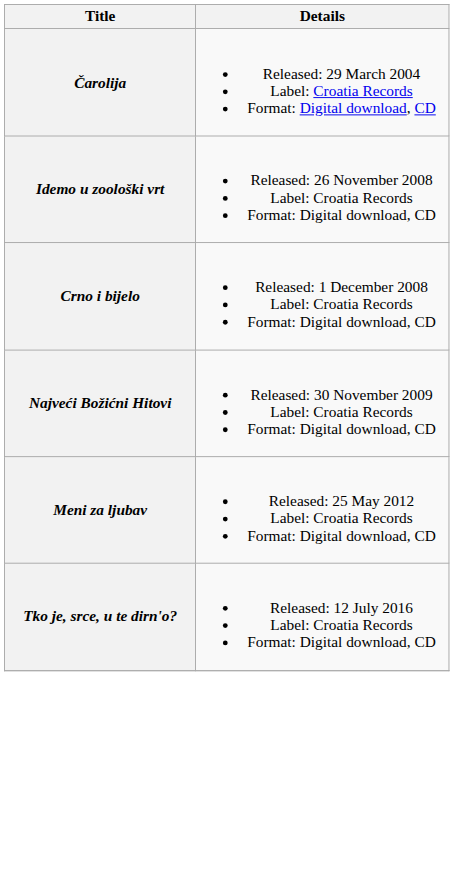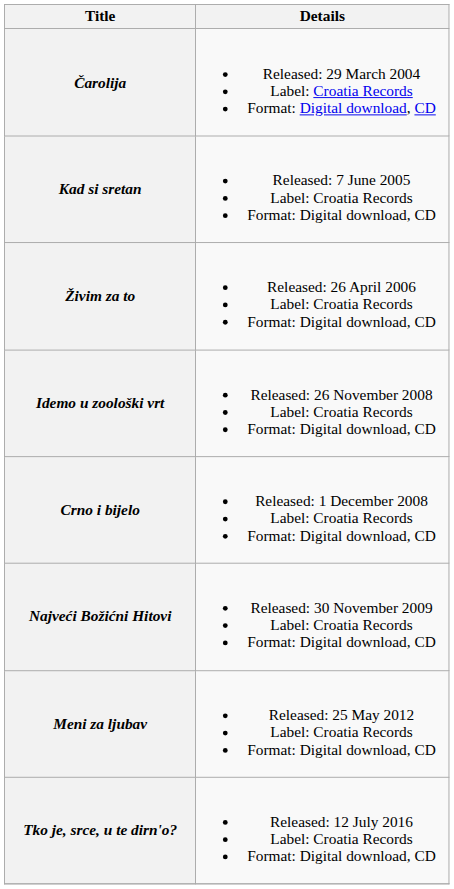+ row: (100, 189)
+ row: (100, 296)
